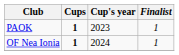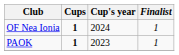rows swapped: (19, 27) <-> (33, 43)
